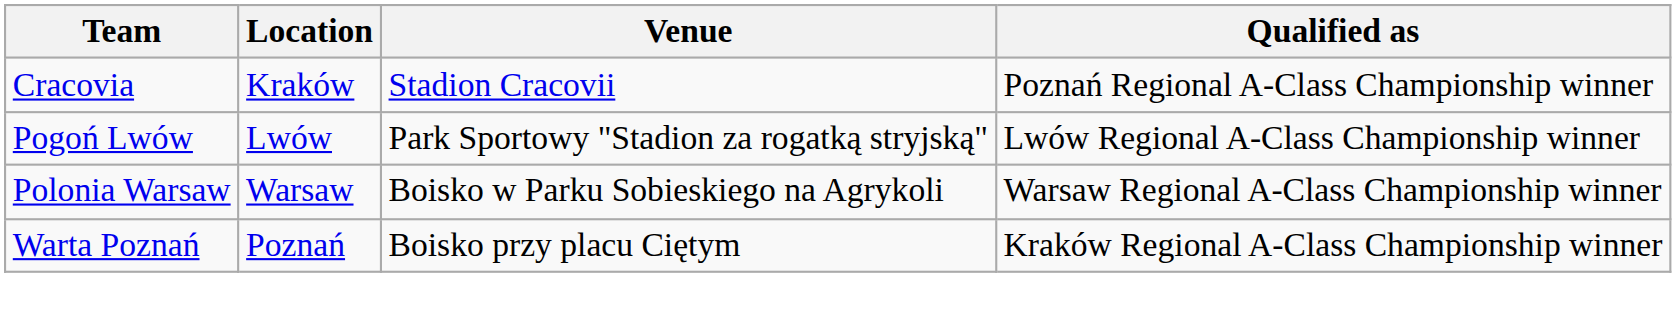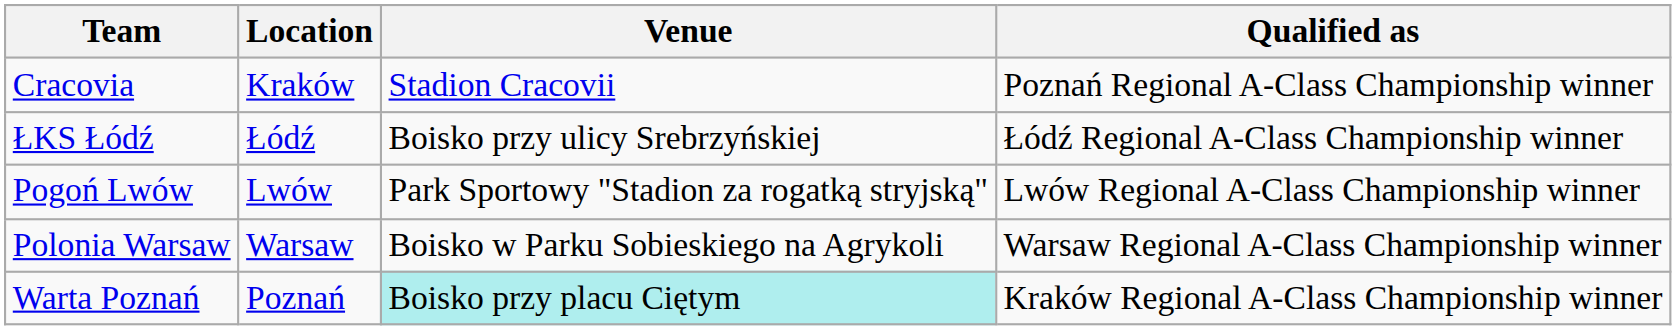+ row: (83, 137)
(564, 244) no background -> (564, 297) paleturquoise background
